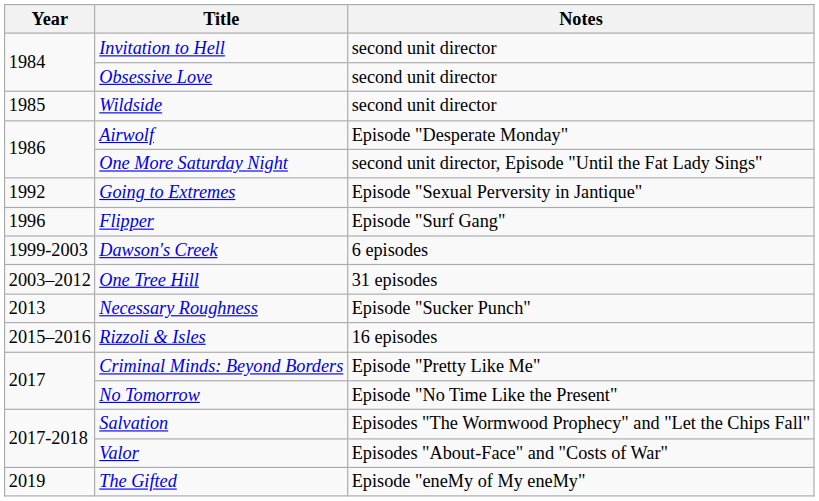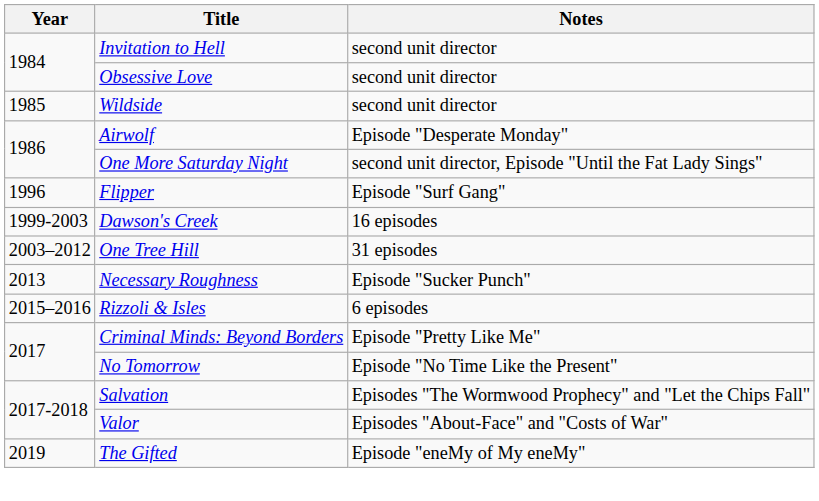- row: (167, 192)
(390, 250) 6 episodes -> (395, 221) 16 episodes
(395, 337) 16 episodes -> (390, 308) 6 episodes
